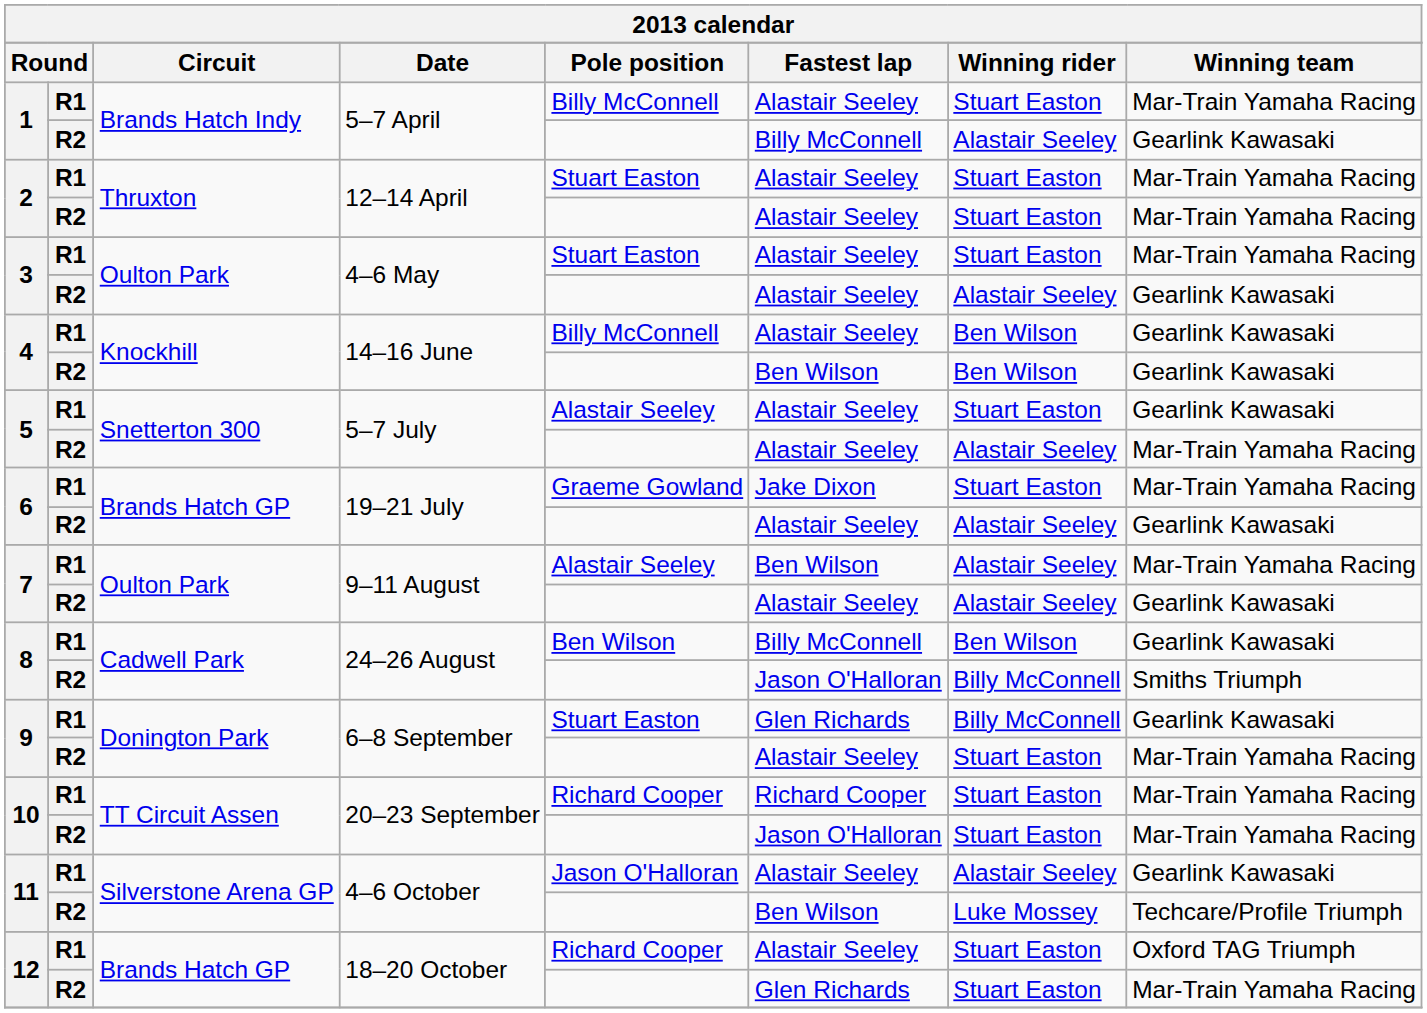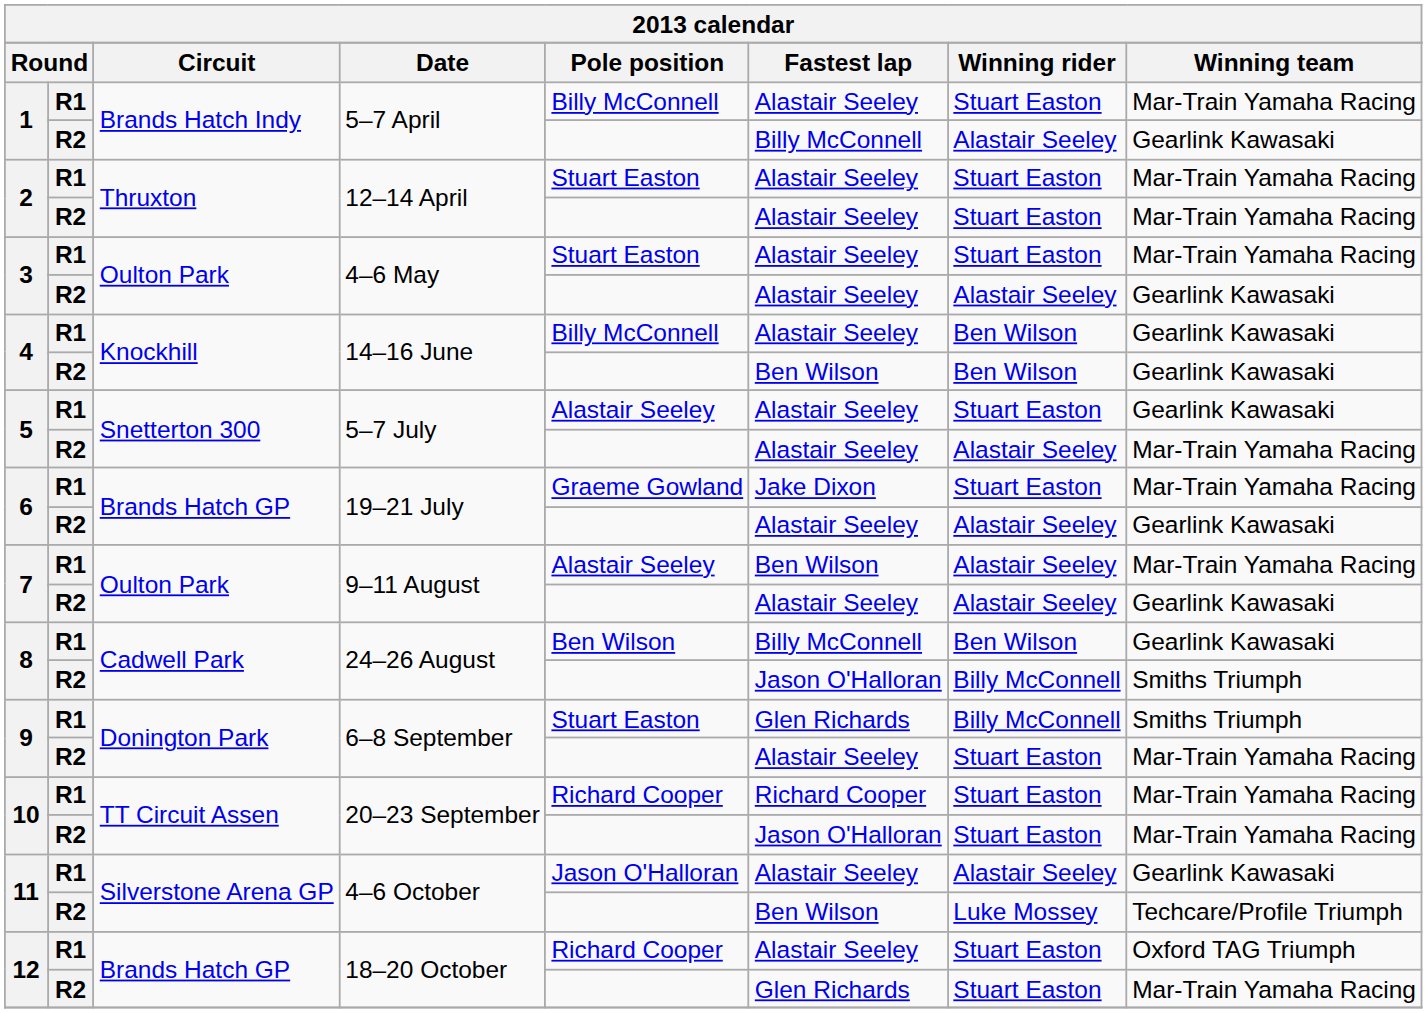(1233, 718) Gearlink Kawasaki -> (1217, 718) Smiths Triumph
